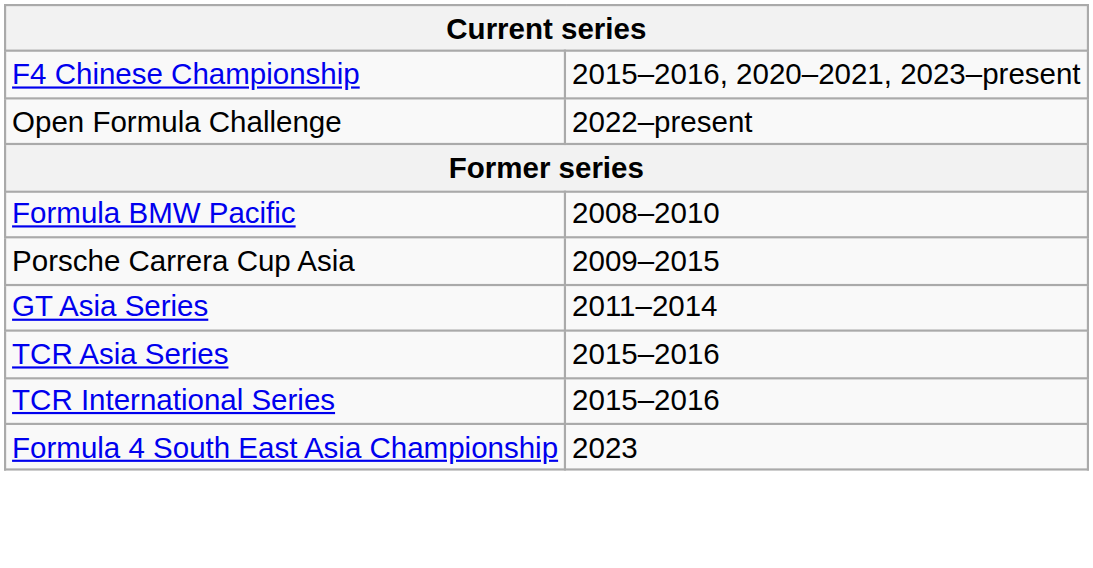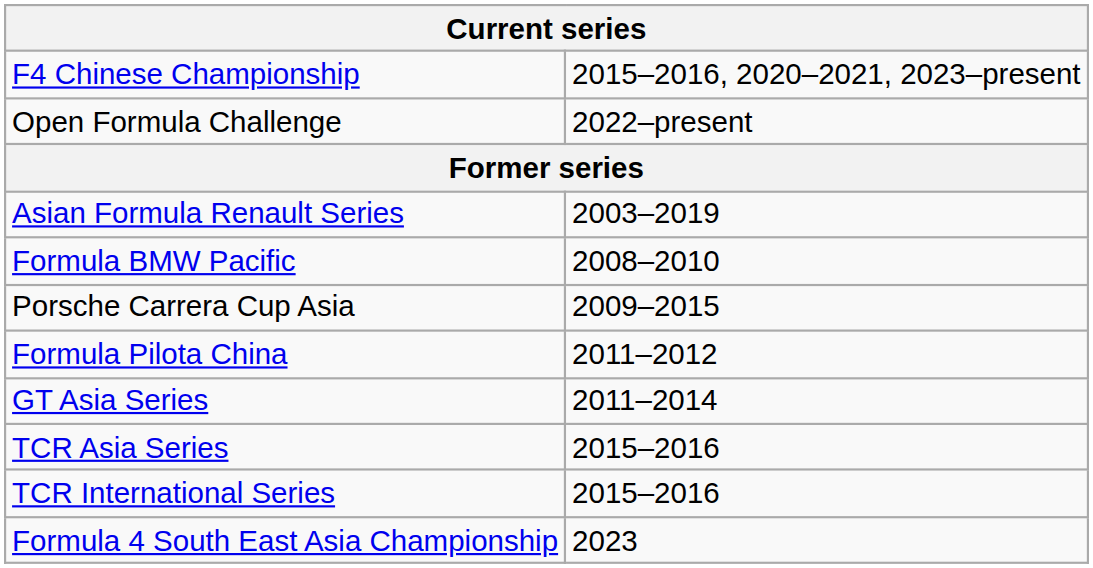+ row: (208, 214)
+ row: (150, 354)
